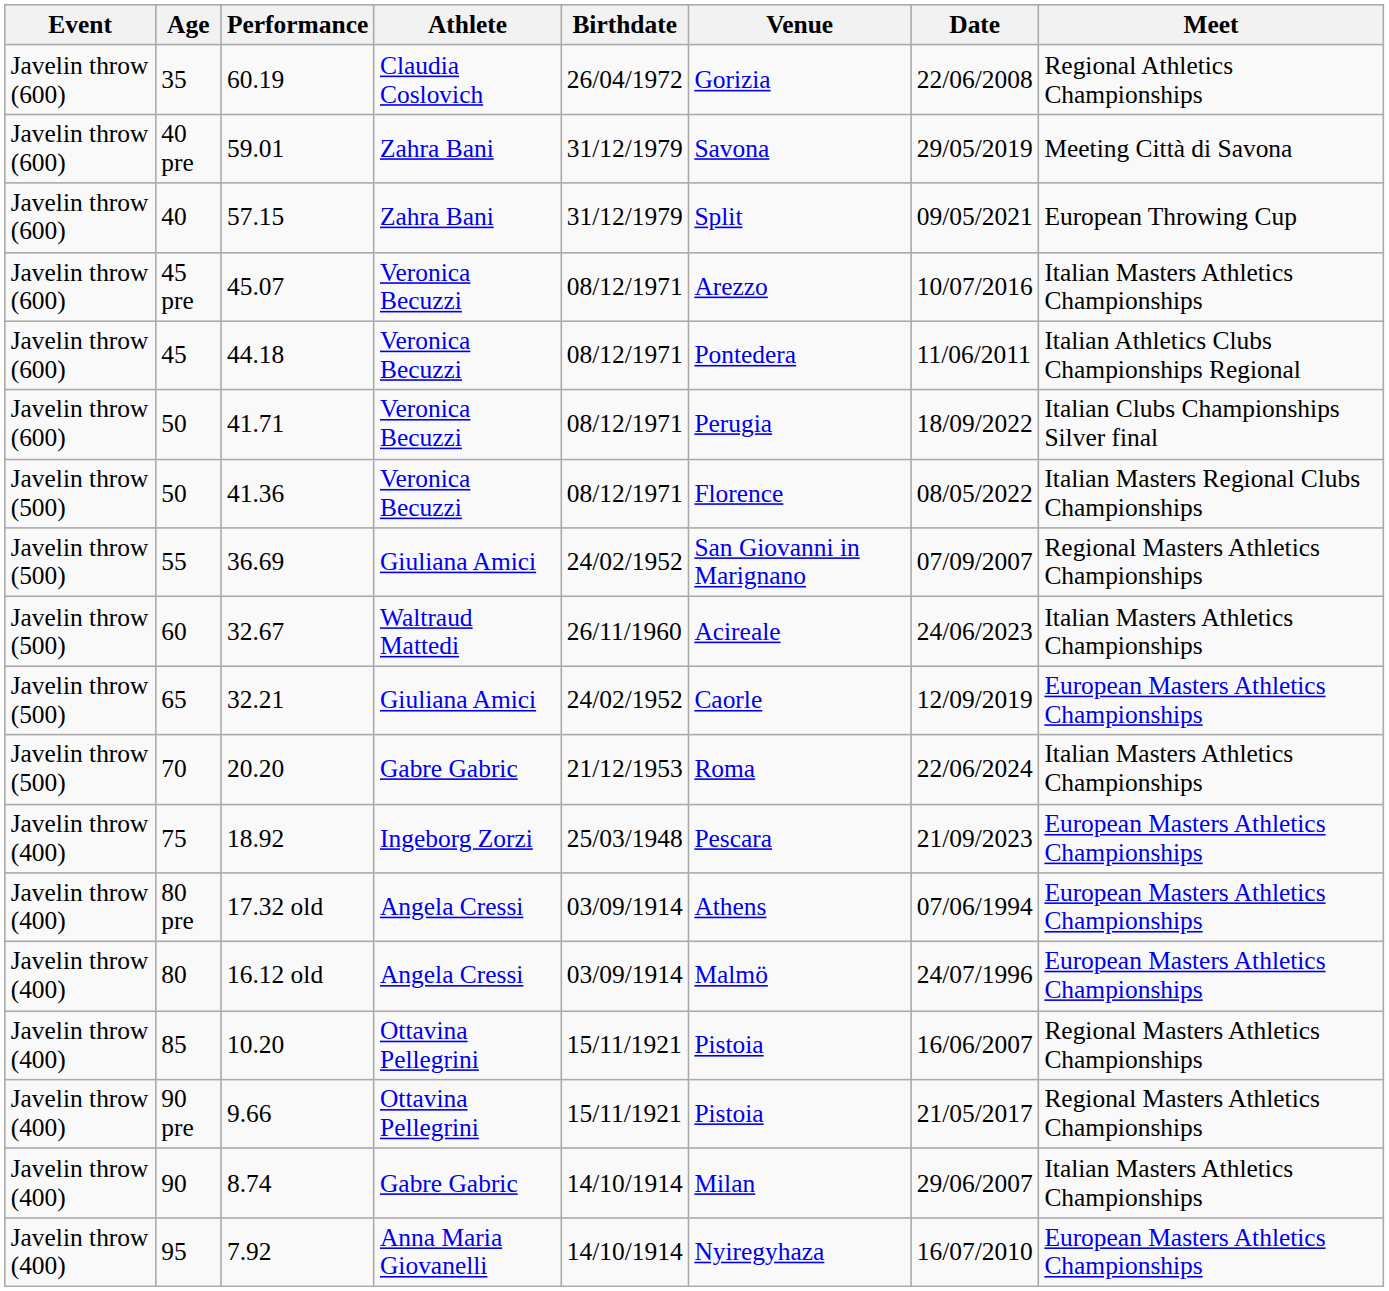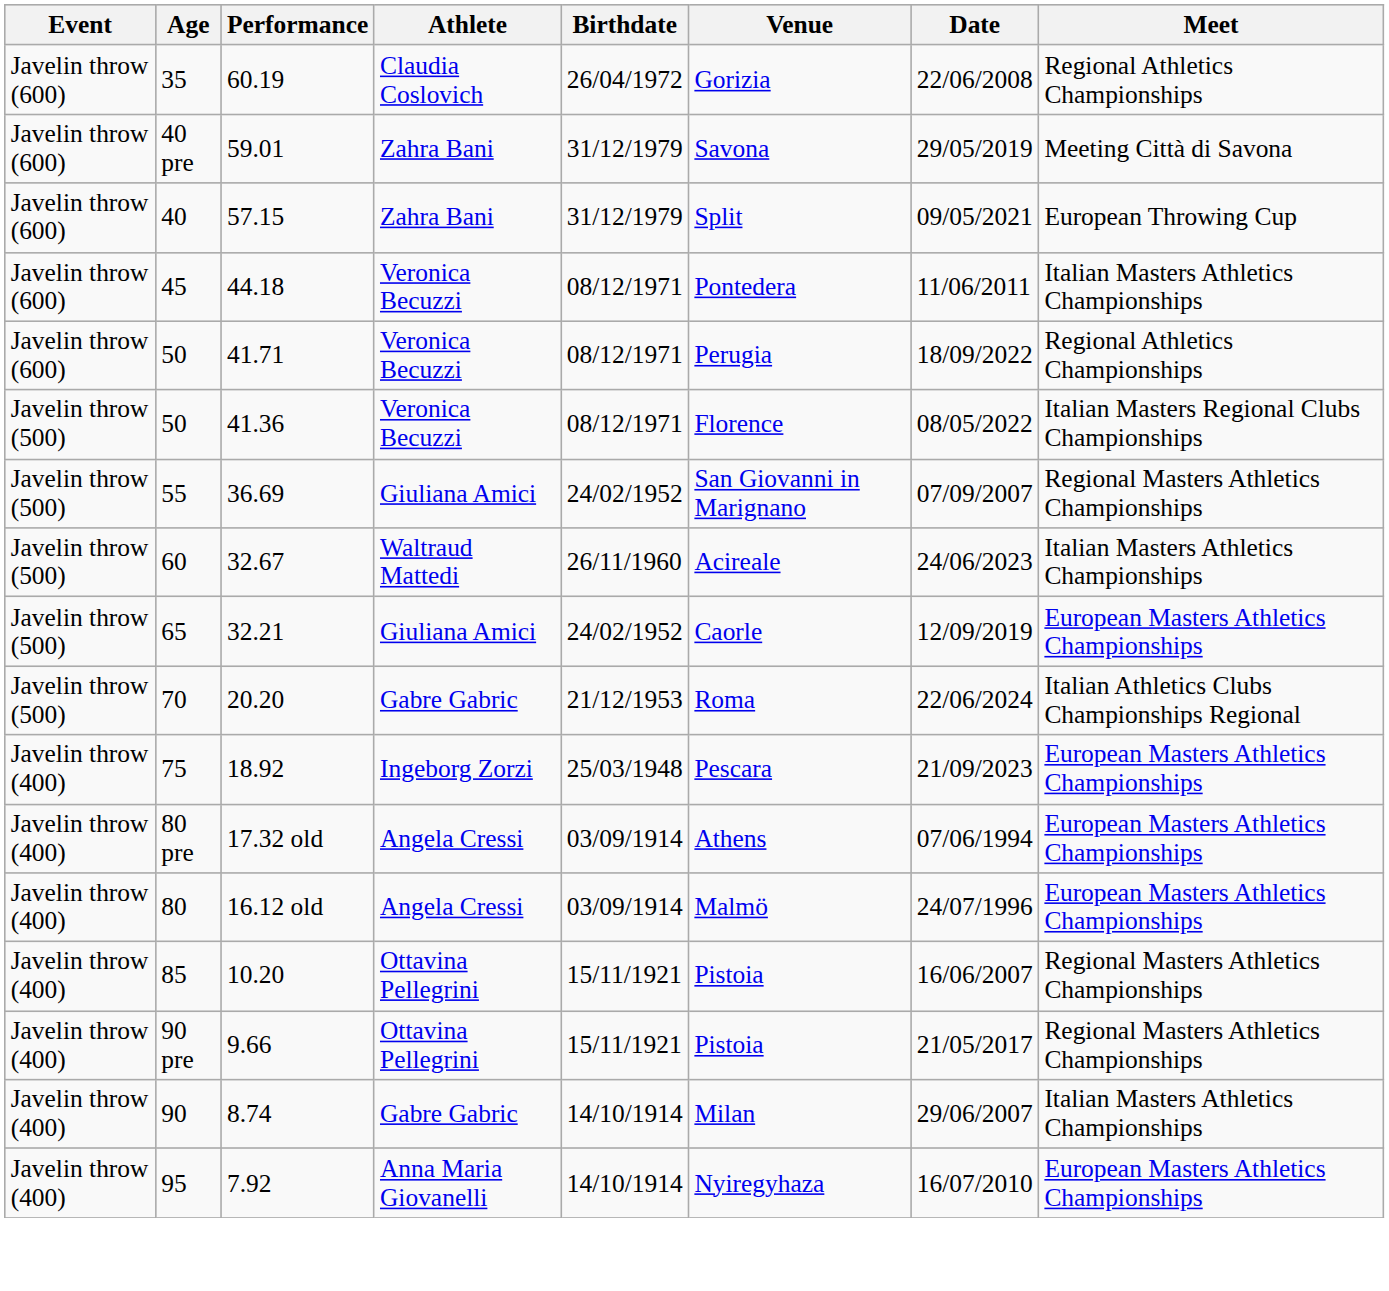- row: (256, 286)
(1173, 355) Italian Athletics Clubs Championships Regional -> (1169, 286) Italian Masters Athletics Championships
(1192, 424) Italian Clubs Championships Silver final -> (1139, 355) Regional Athletics Championships
(1169, 768) Italian Masters Athletics Championships -> (1173, 700) Italian Athletics Clubs Championships Regional
